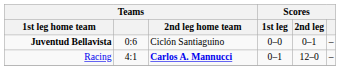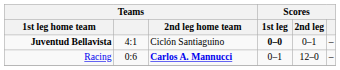(131, 42) 0:6 -> (131, 42) 4:1
(275, 42) normal -> (275, 42) bold
(131, 57) 4:1 -> (131, 57) 0:6
